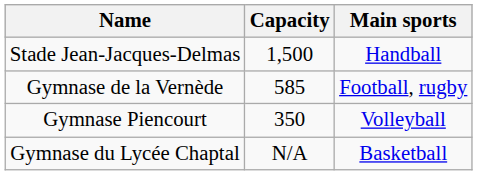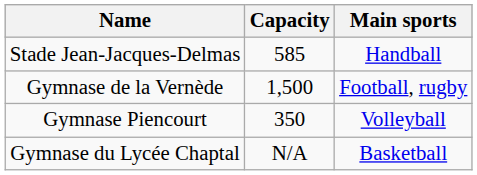(290, 53) 1,500 -> (290, 53) 585
(290, 86) 585 -> (290, 86) 1,500
